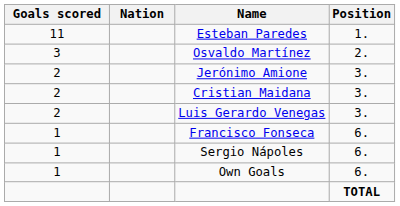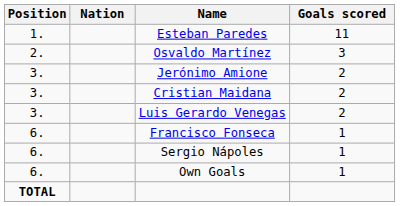columns swapped: (362, 15) <-> (57, 15)
